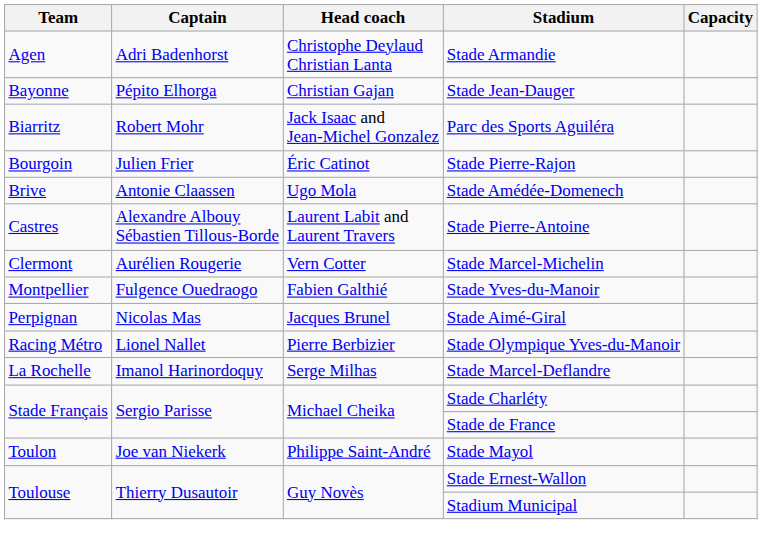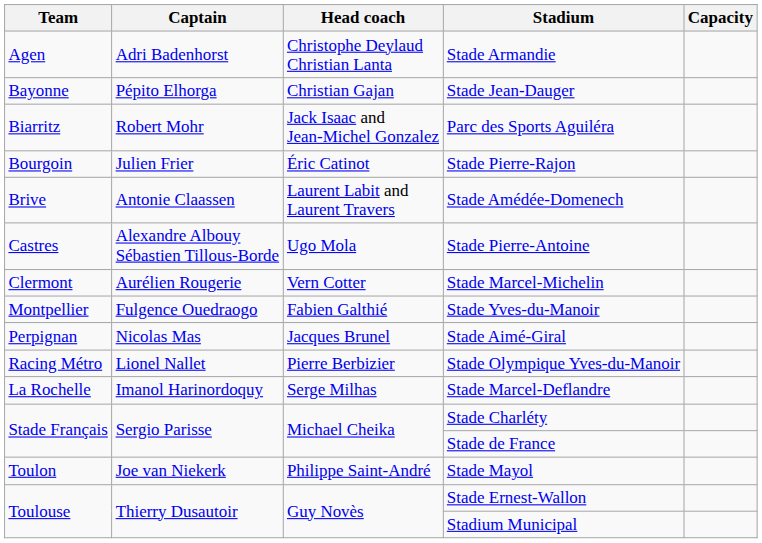(322, 190) Ugo Mola -> (348, 200) Laurent Labit and Laurent Travers
(348, 227) Laurent Labit and Laurent Travers -> (322, 246) Ugo Mola
